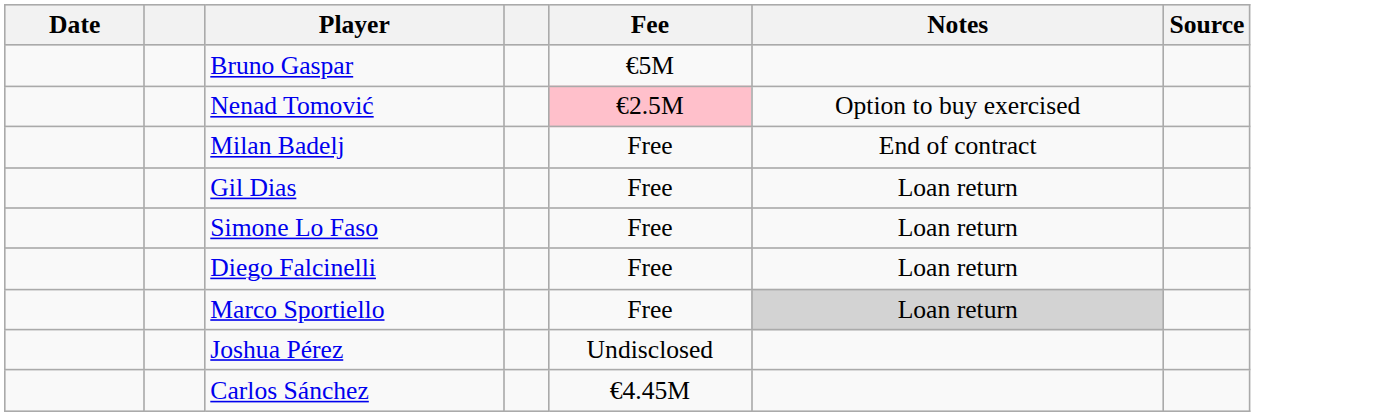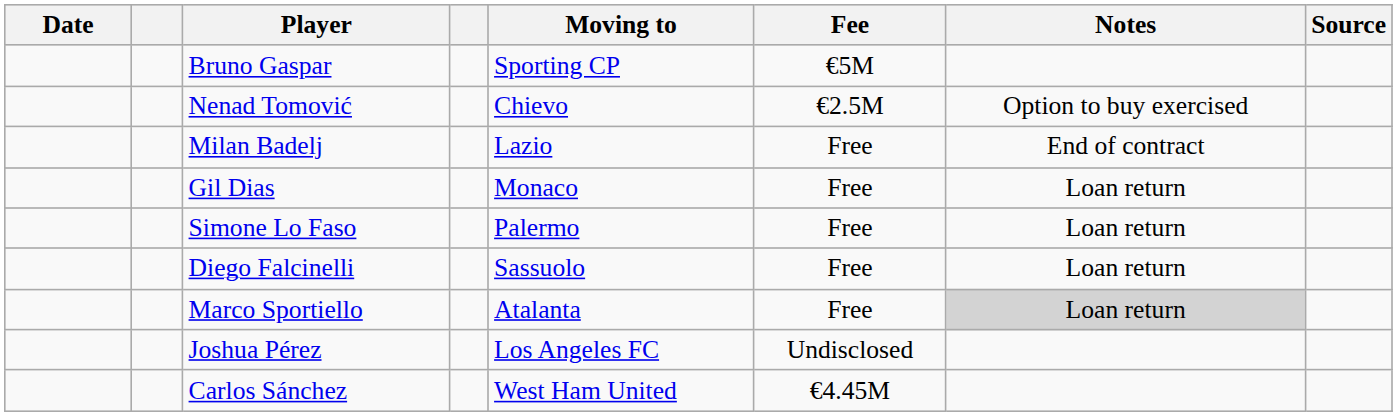+ column: (621, 24)
(650, 106) pink background -> (850, 106) no background
